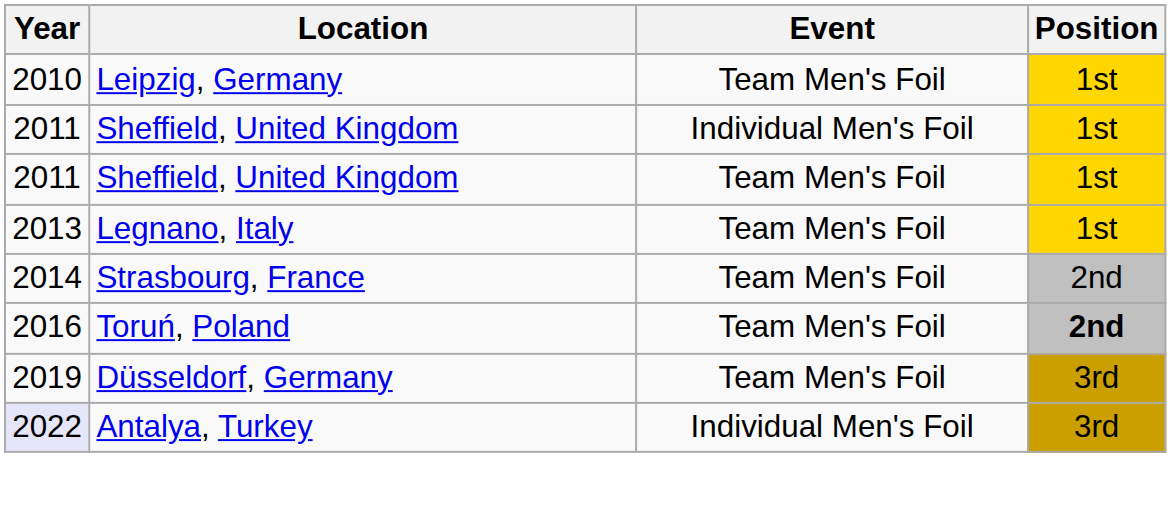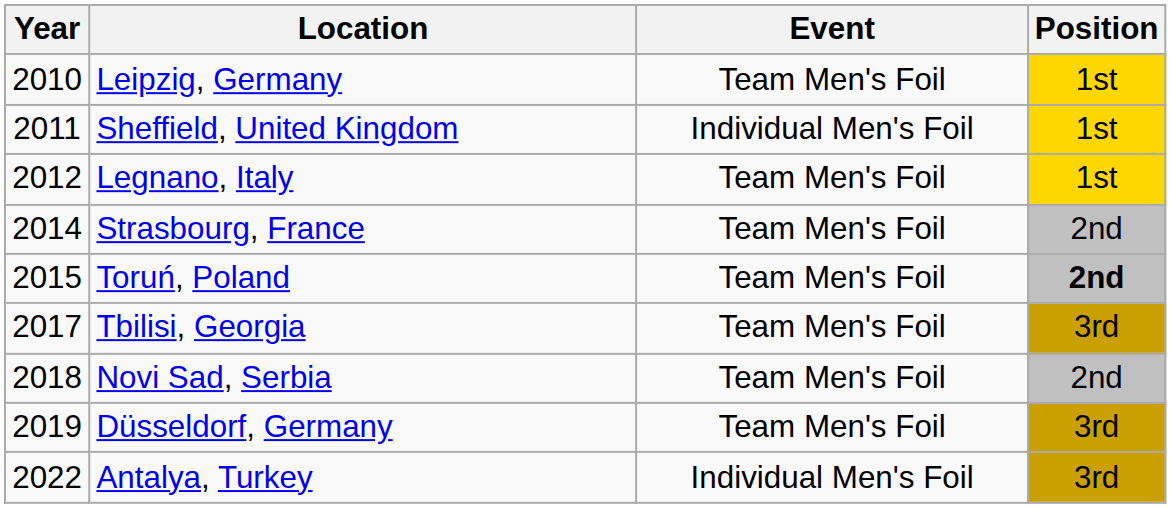- row: (277, 178)
(47, 228) 2013 -> (47, 178) 2012
(47, 327) 2016 -> (47, 278) 2015
+ row: (201, 327)
+ row: (214, 377)
(47, 427) lavender background -> (47, 476) no background
